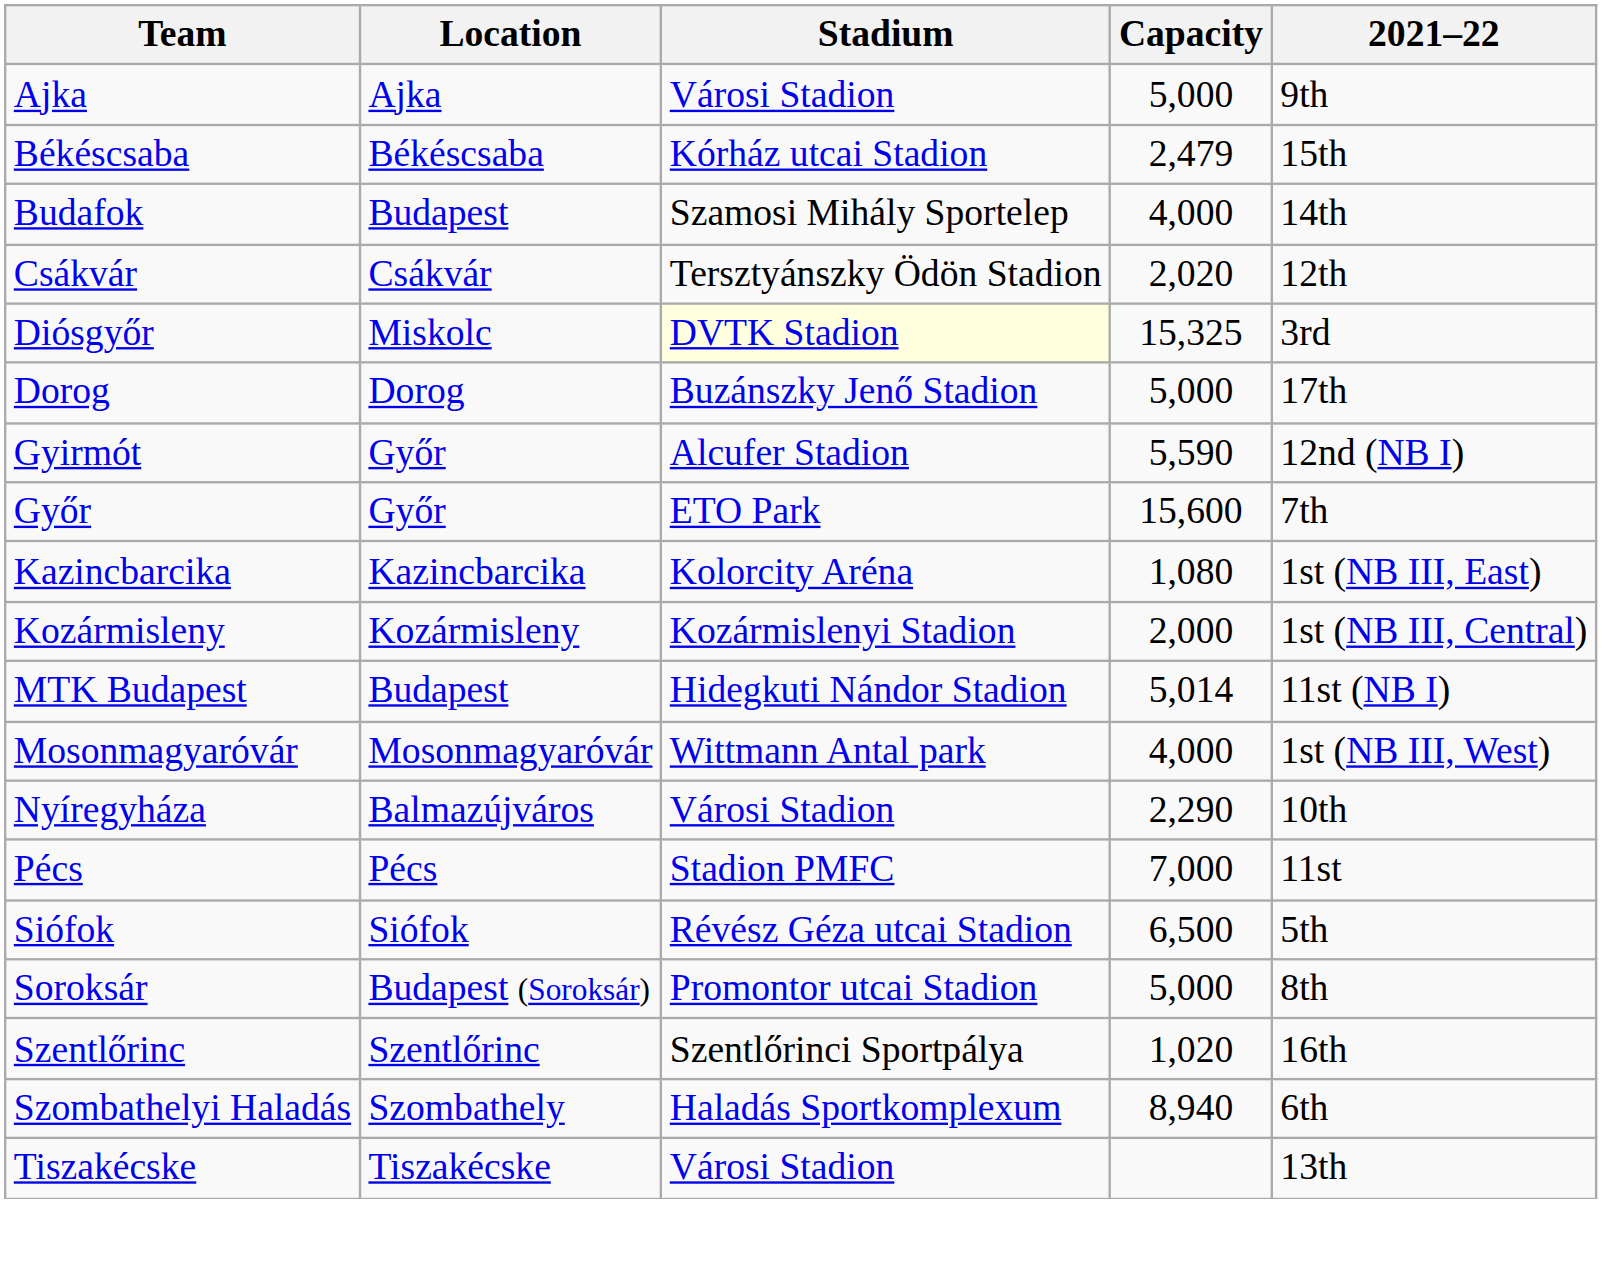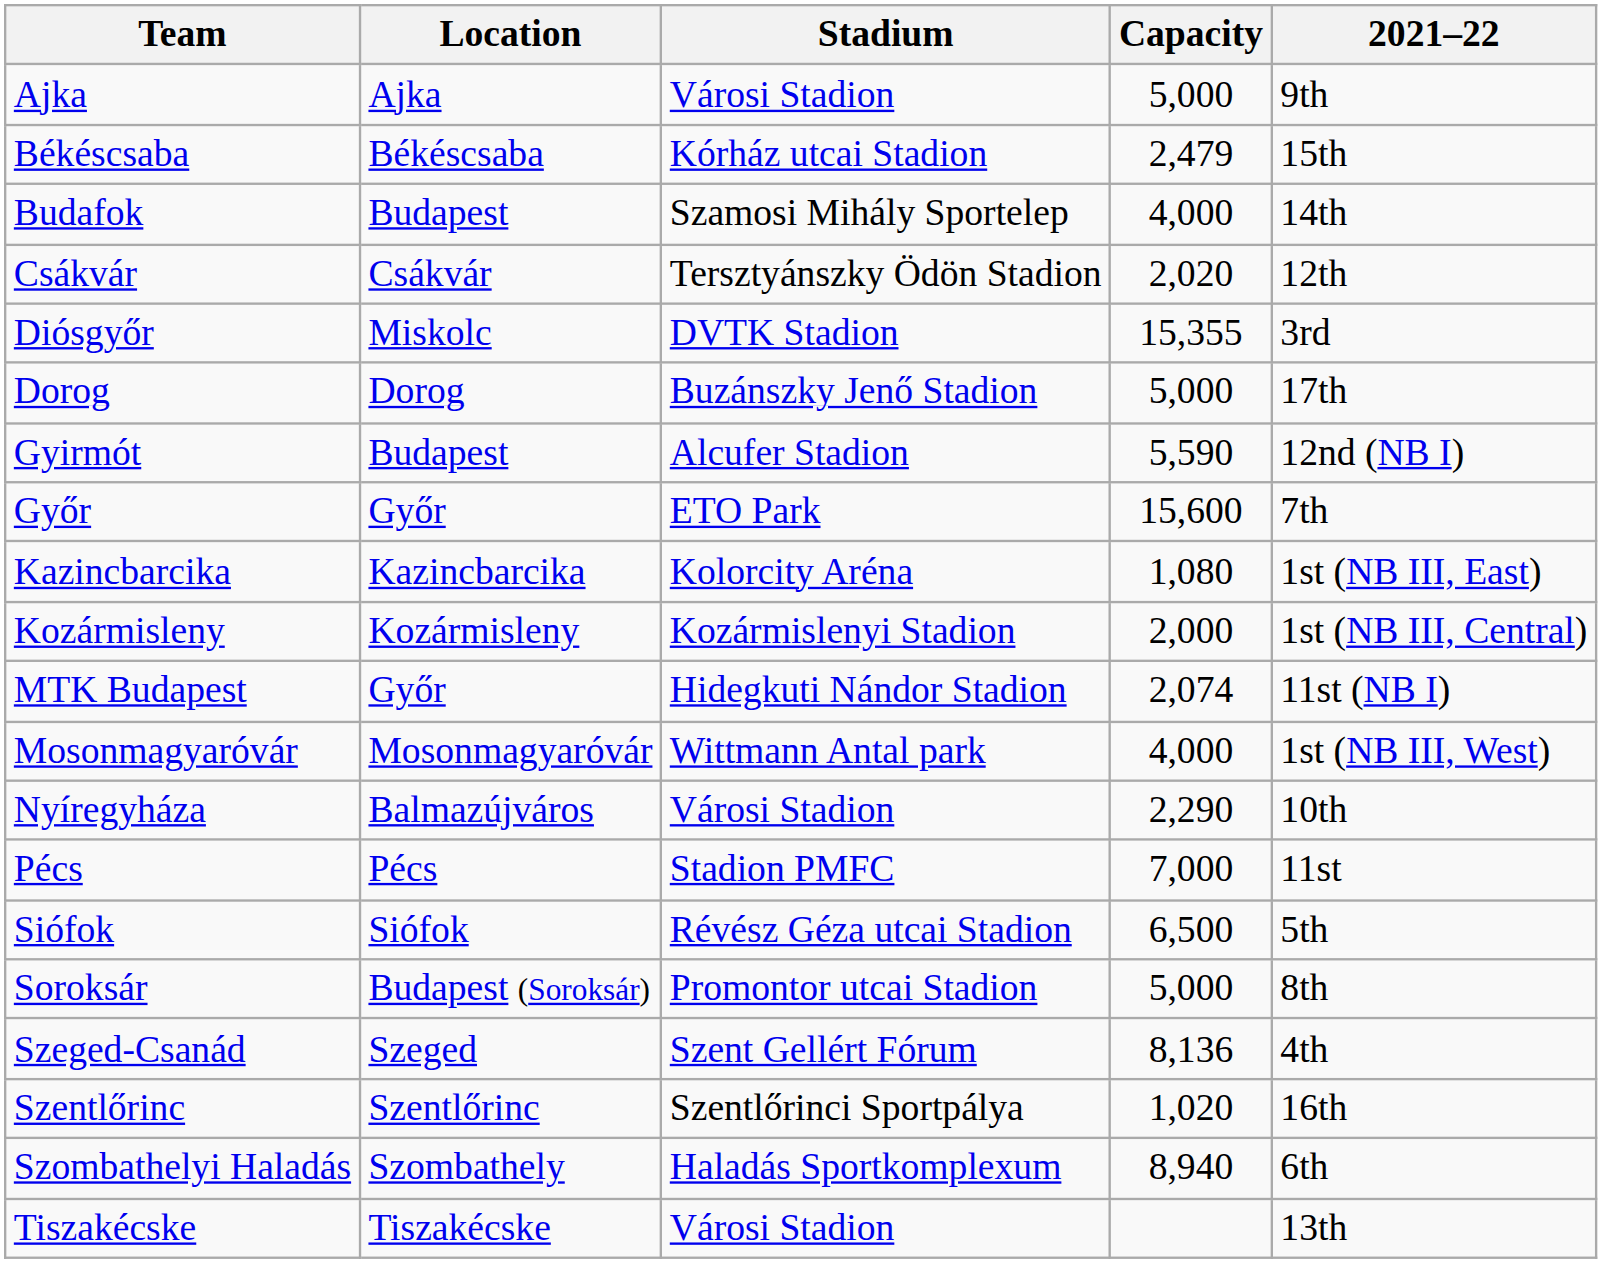(784, 332) lightyellow background -> (784, 332) no background
(1191, 332) 15,325 -> (1191, 332) 15,355
(407, 451) Győr -> (438, 451) Budapest
(438, 690) Budapest -> (407, 690) Győr
(1191, 690) 5,014 -> (1191, 690) 2,074
+ row: (130, 1048)
